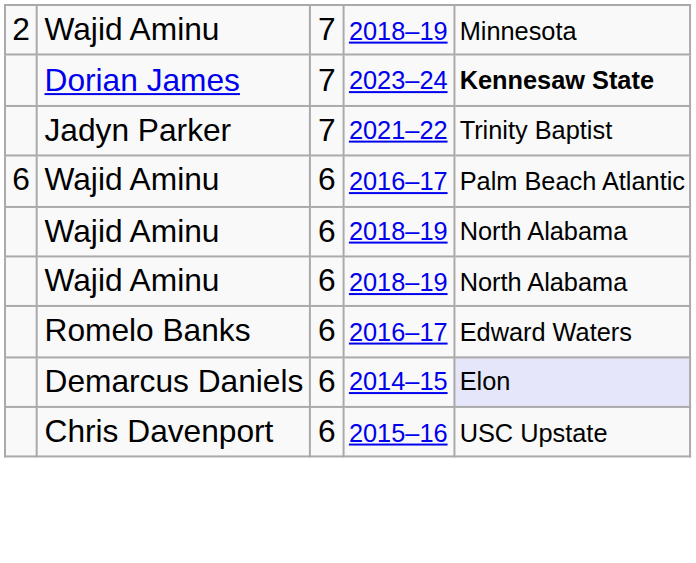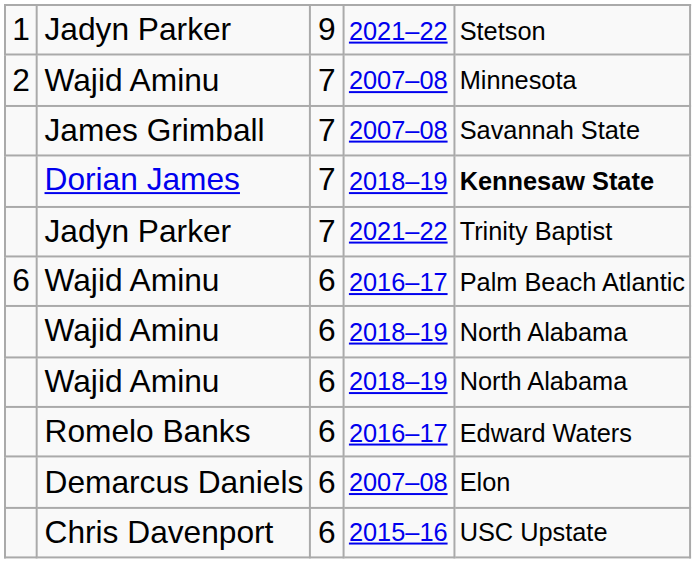+ row: (21, 29)
(398, 30) 2018–19 -> (398, 80) 2007–08
+ row: (21, 131)
(398, 80) 2023–24 -> (398, 181) 2018–19
(398, 382) 2014–15 -> (398, 482) 2007–08
(485, 382) lavender background -> (485, 482) no background
